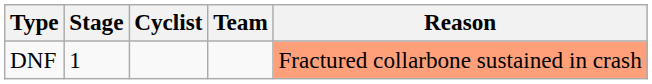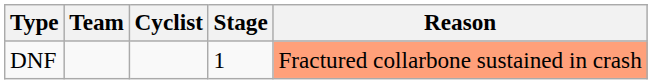columns swapped: (96, 22) <-> (240, 22)
